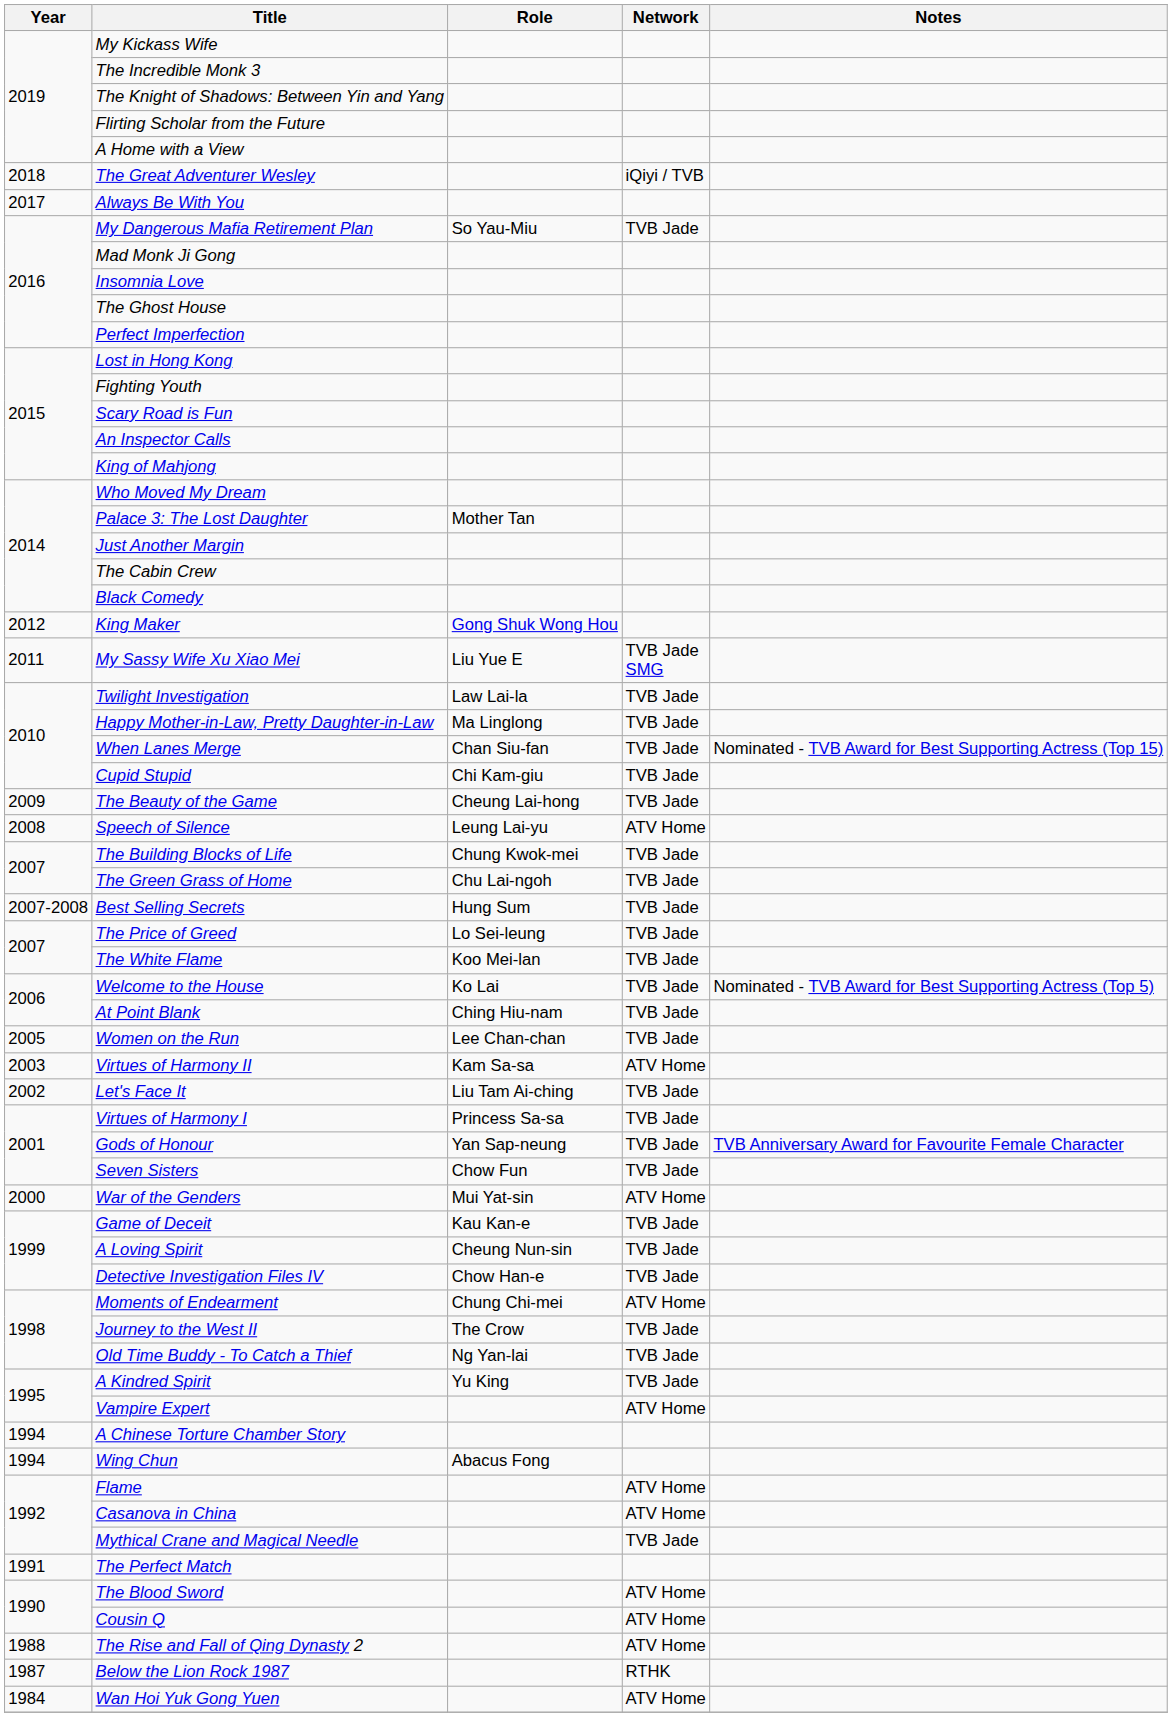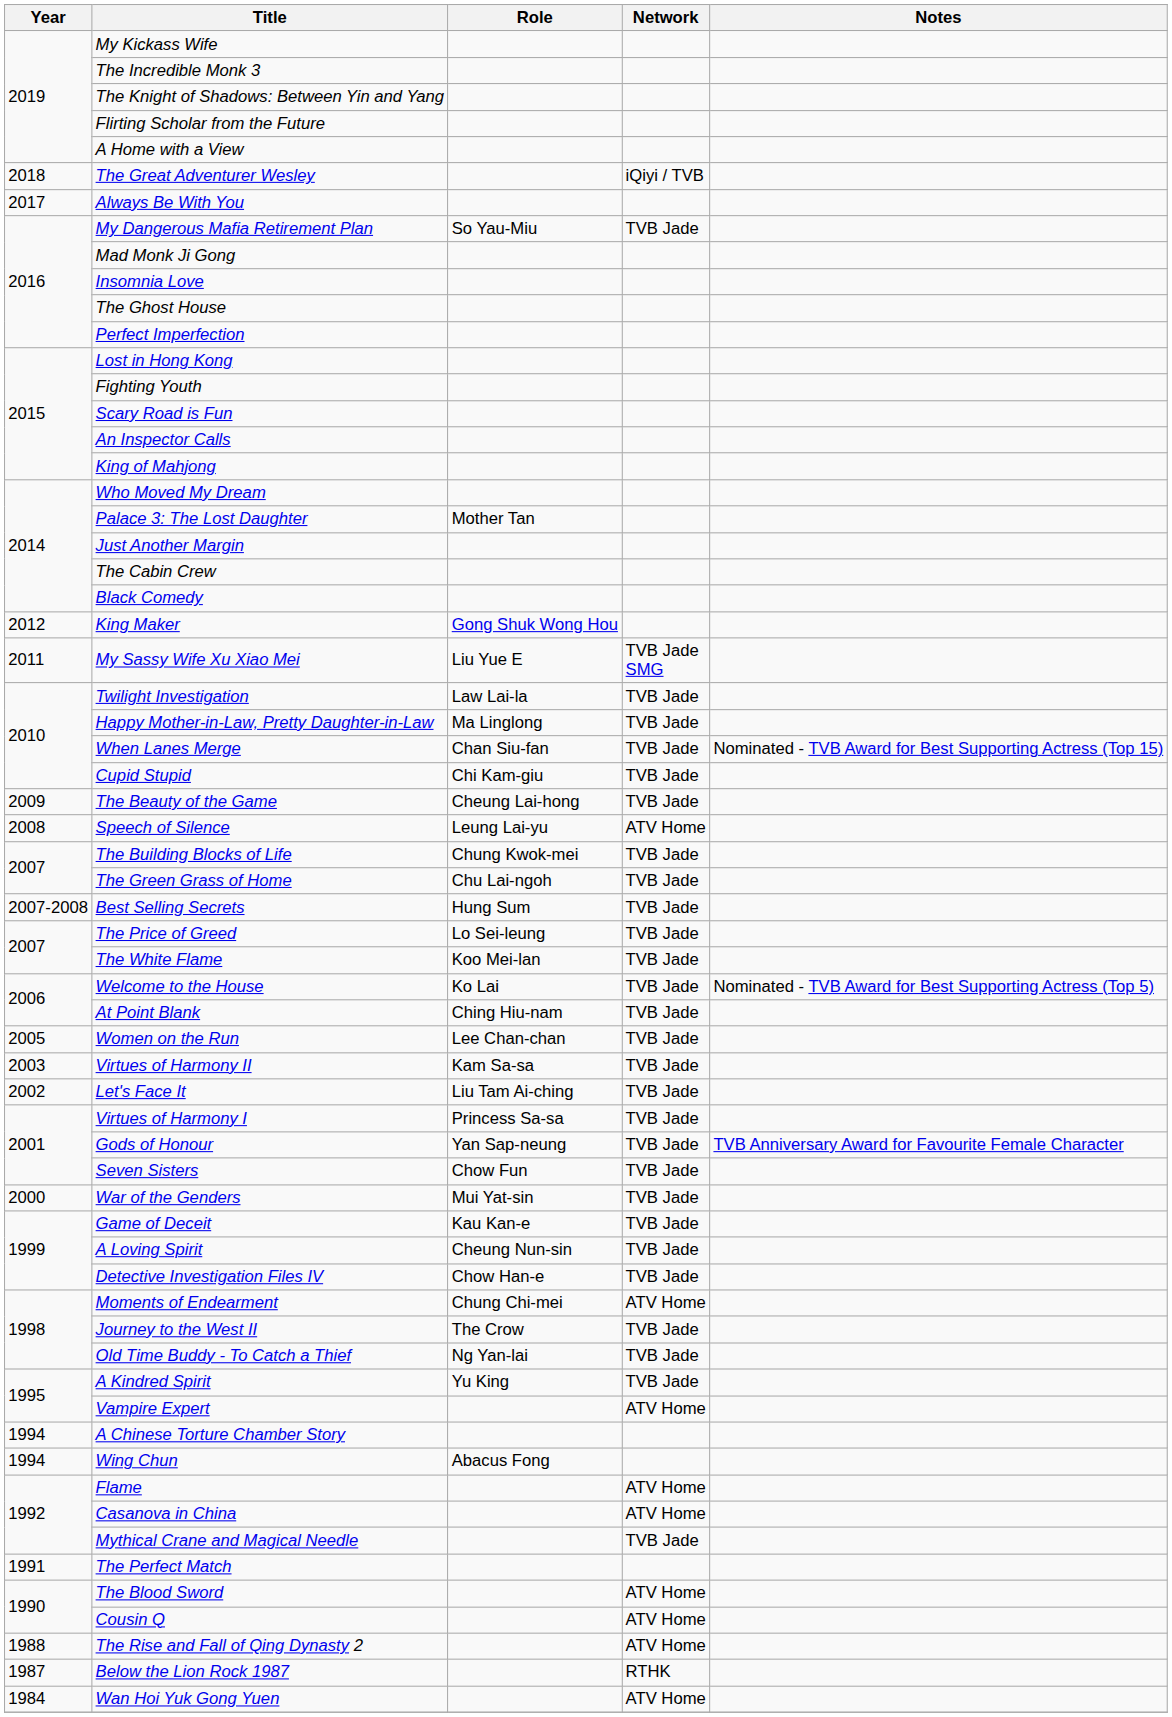(666, 1065) ATV Home -> (662, 1065) TVB Jade
(666, 1197) ATV Home -> (662, 1197) TVB Jade
